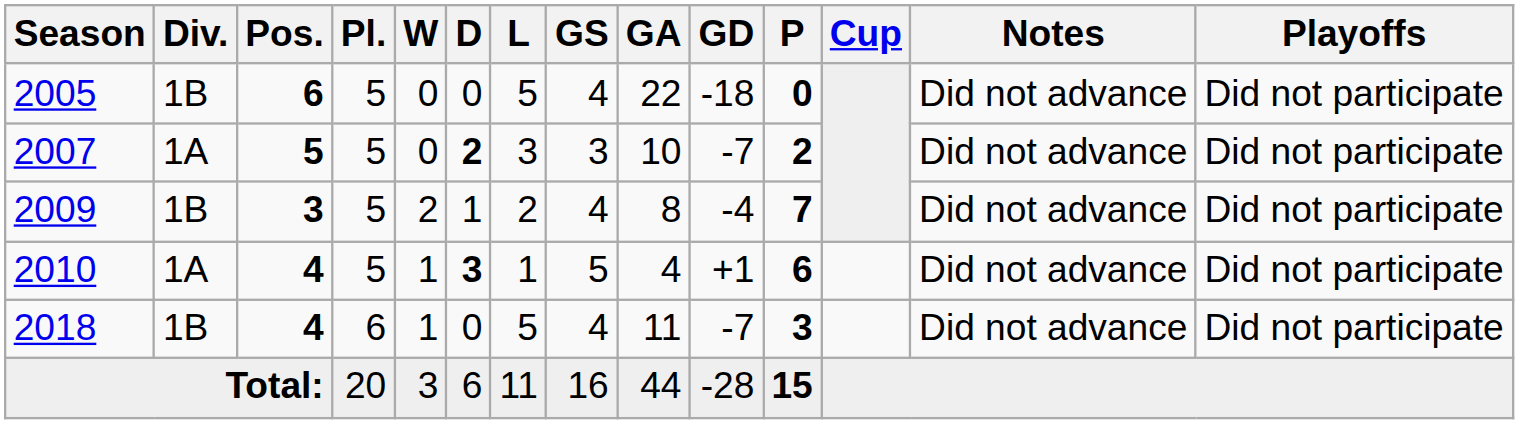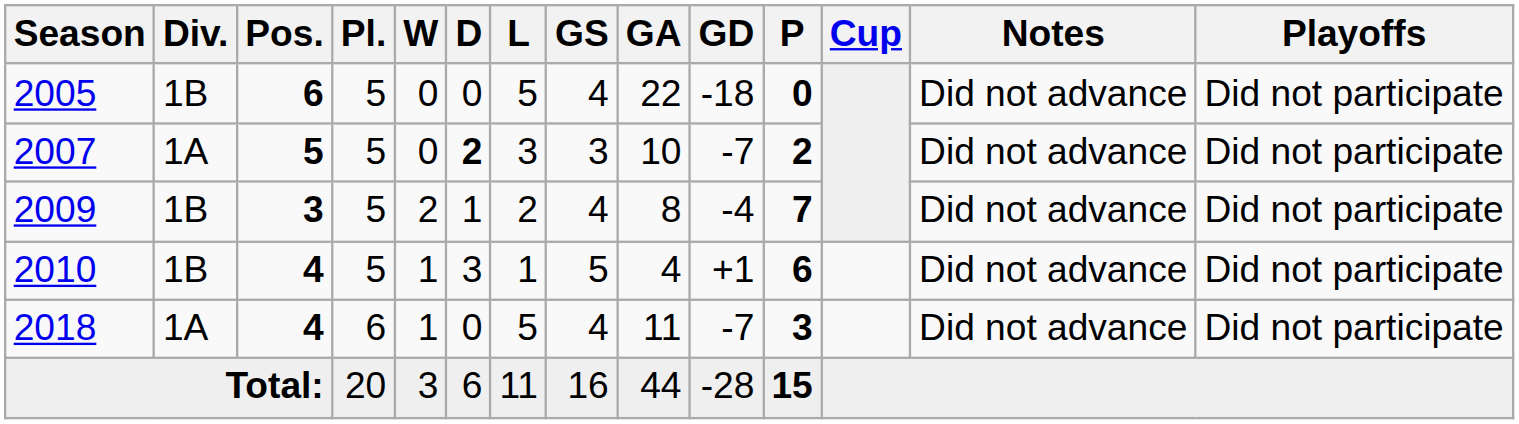(186, 269) 1A -> (186, 269) 1B
(472, 269) bold -> (472, 269) normal
(186, 328) 1B -> (186, 328) 1A
